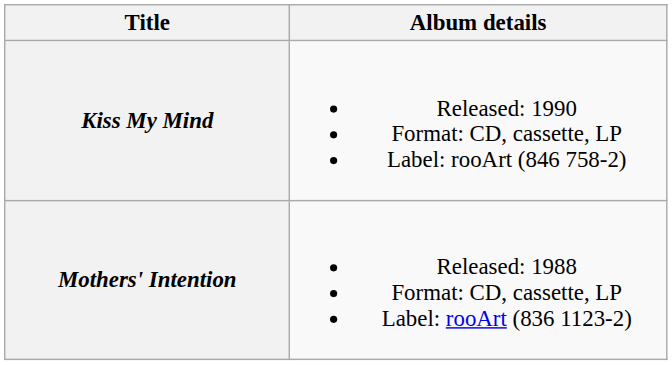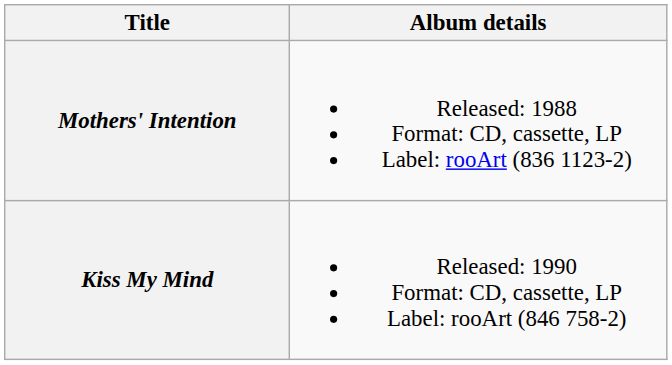rows swapped: (147, 279) <-> (147, 120)
